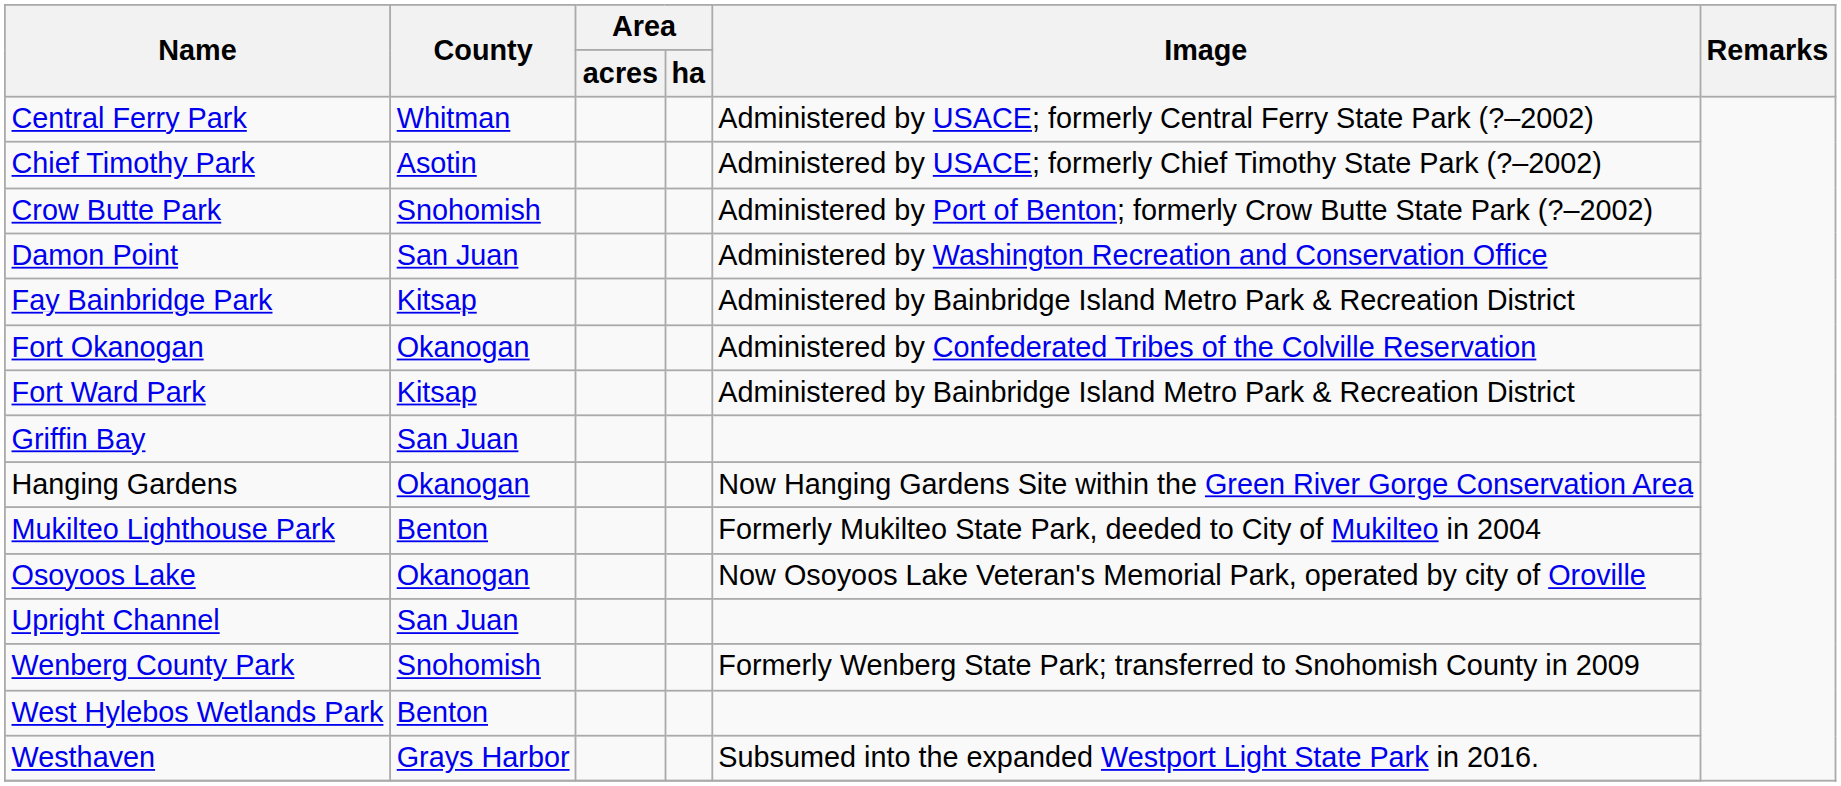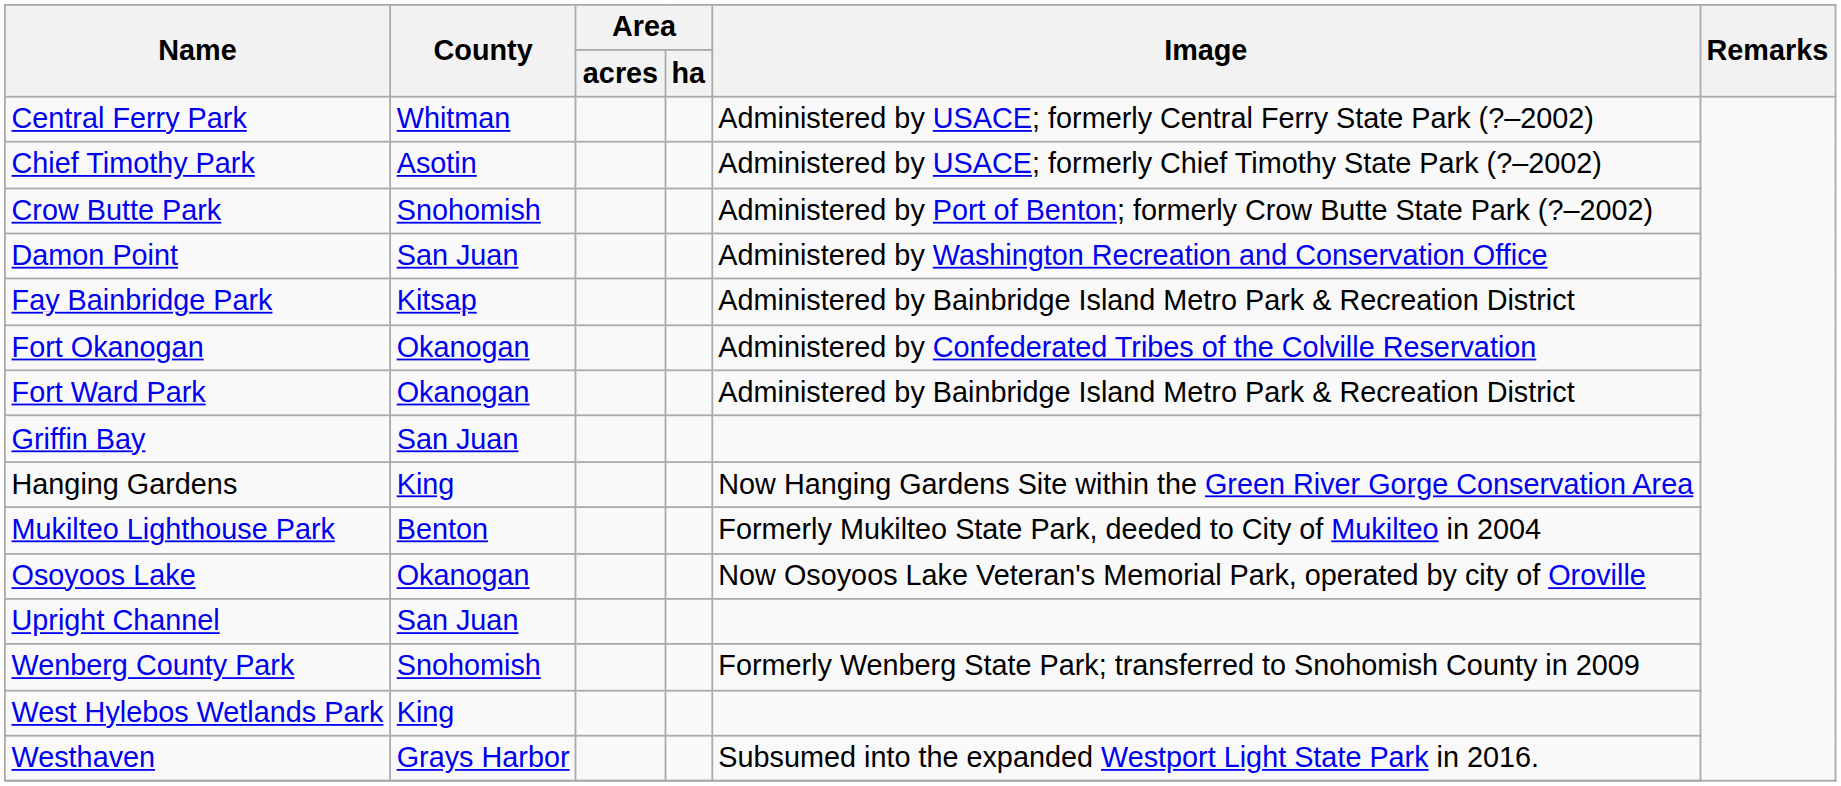(437, 392) Kitsap -> (463, 392) Okanogan
(463, 484) Okanogan -> (426, 484) King
(442, 712) Benton -> (426, 712) King
